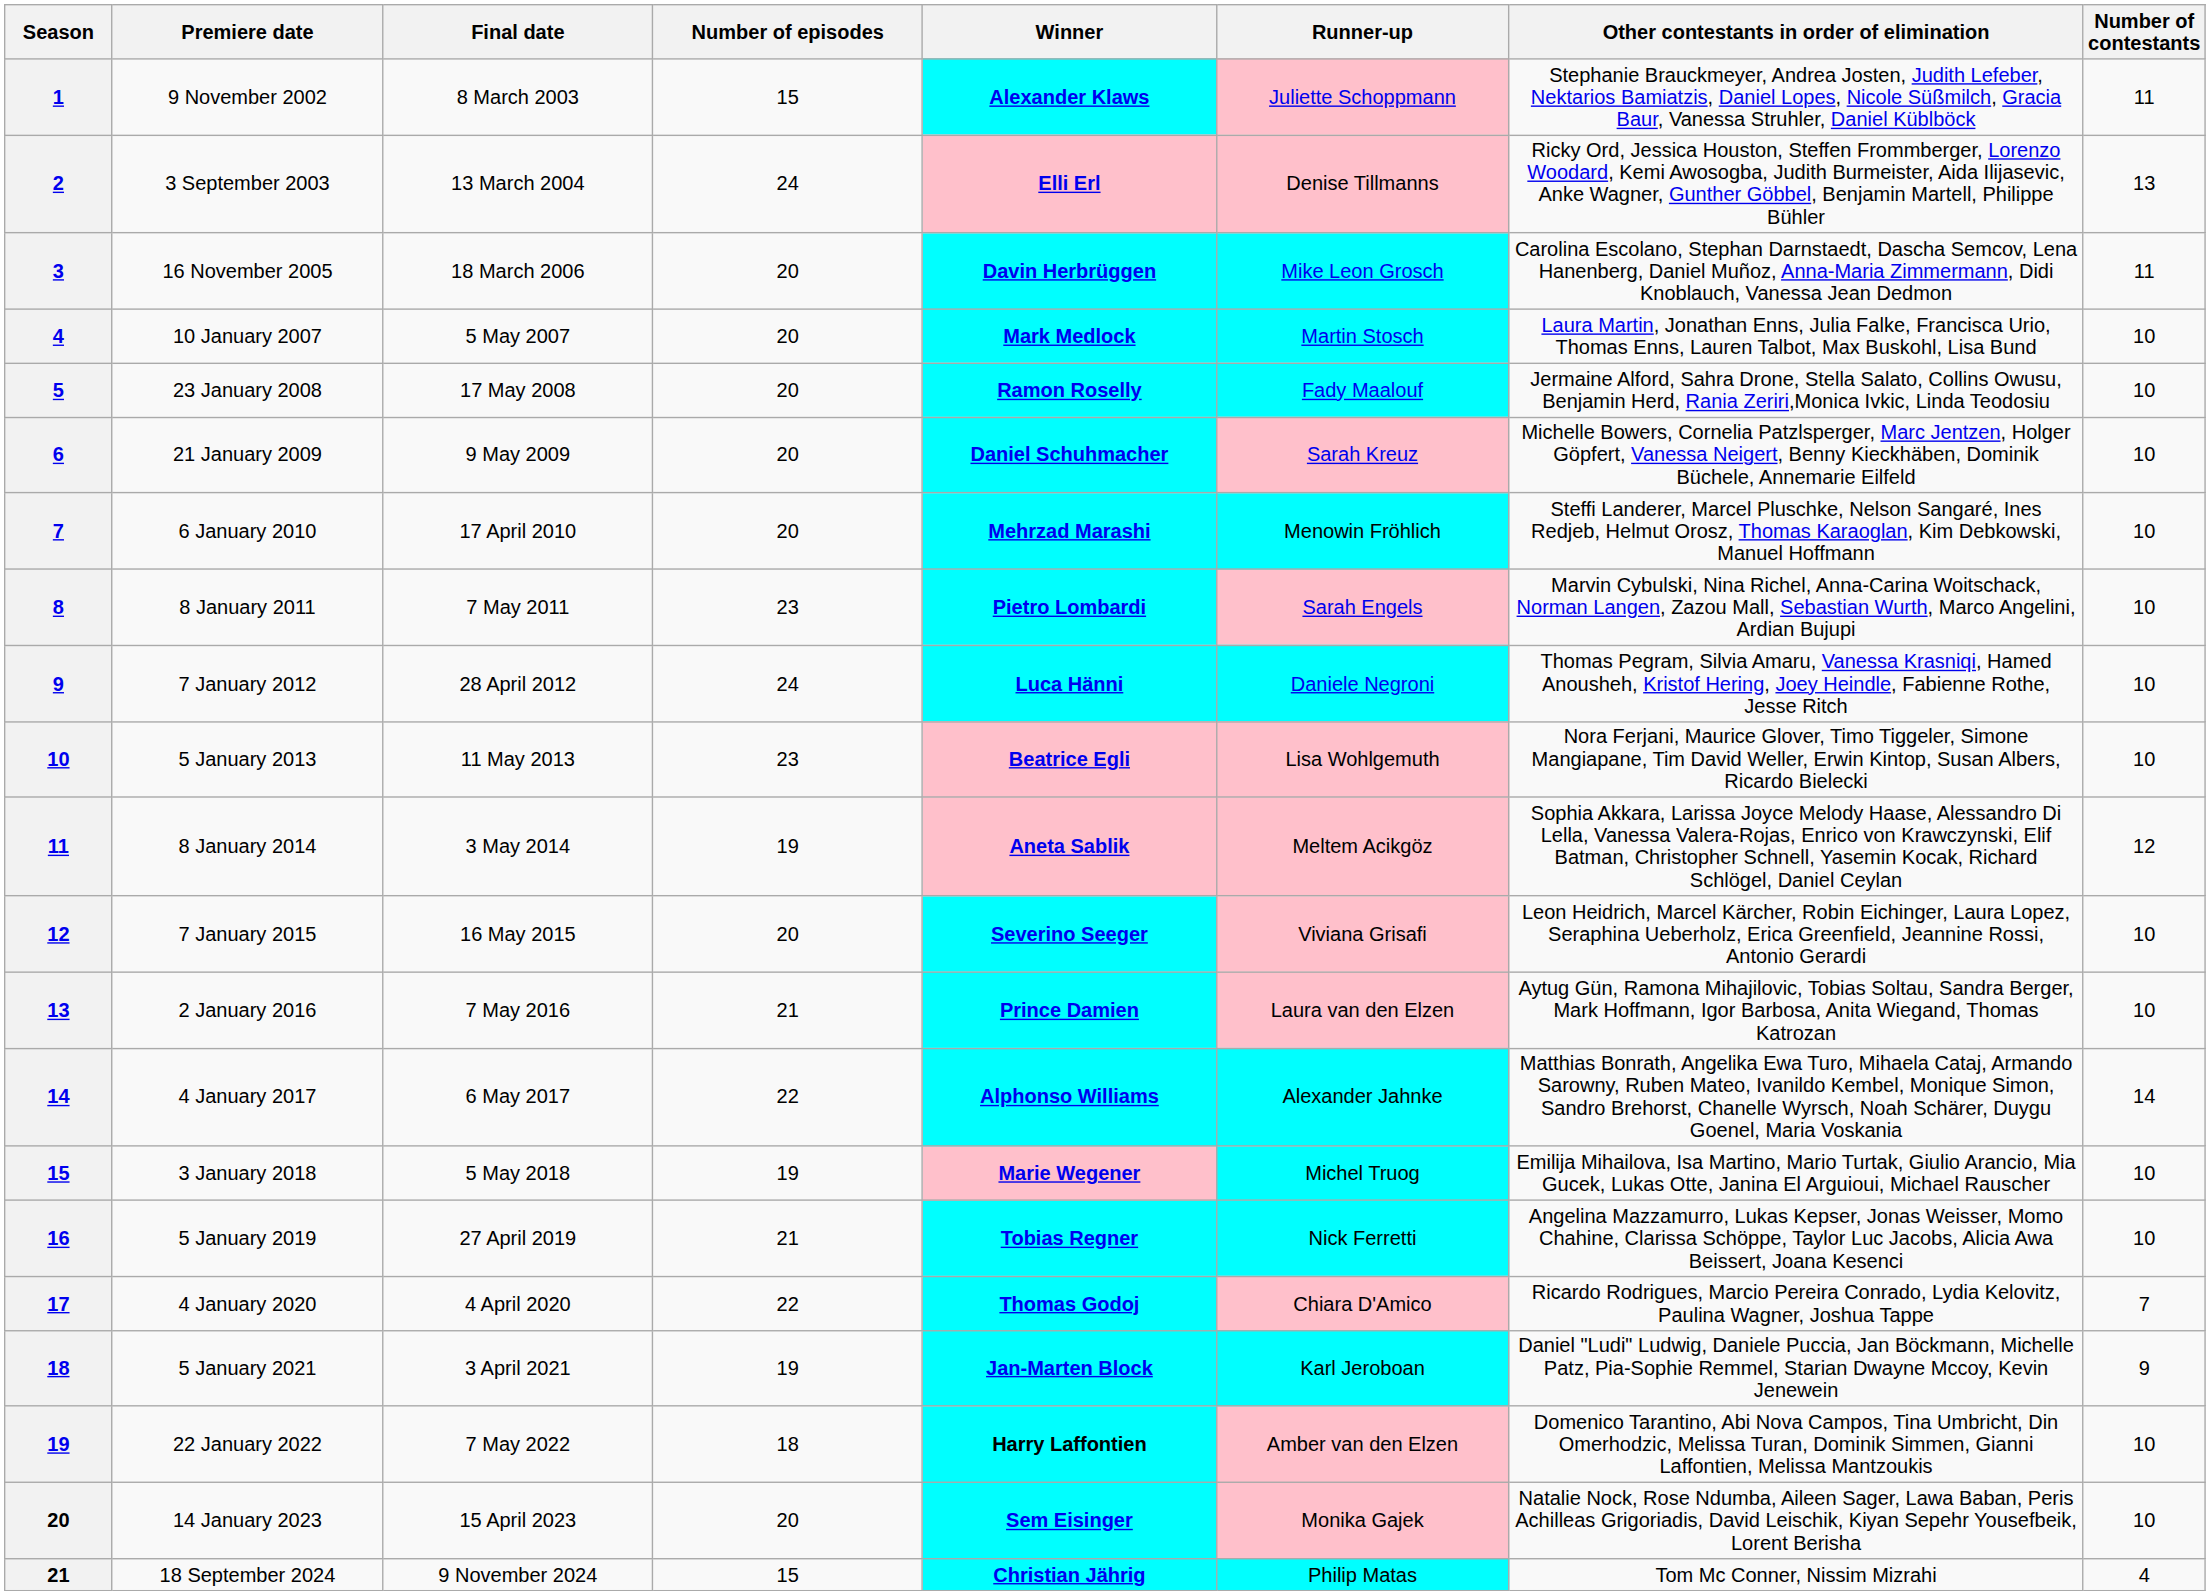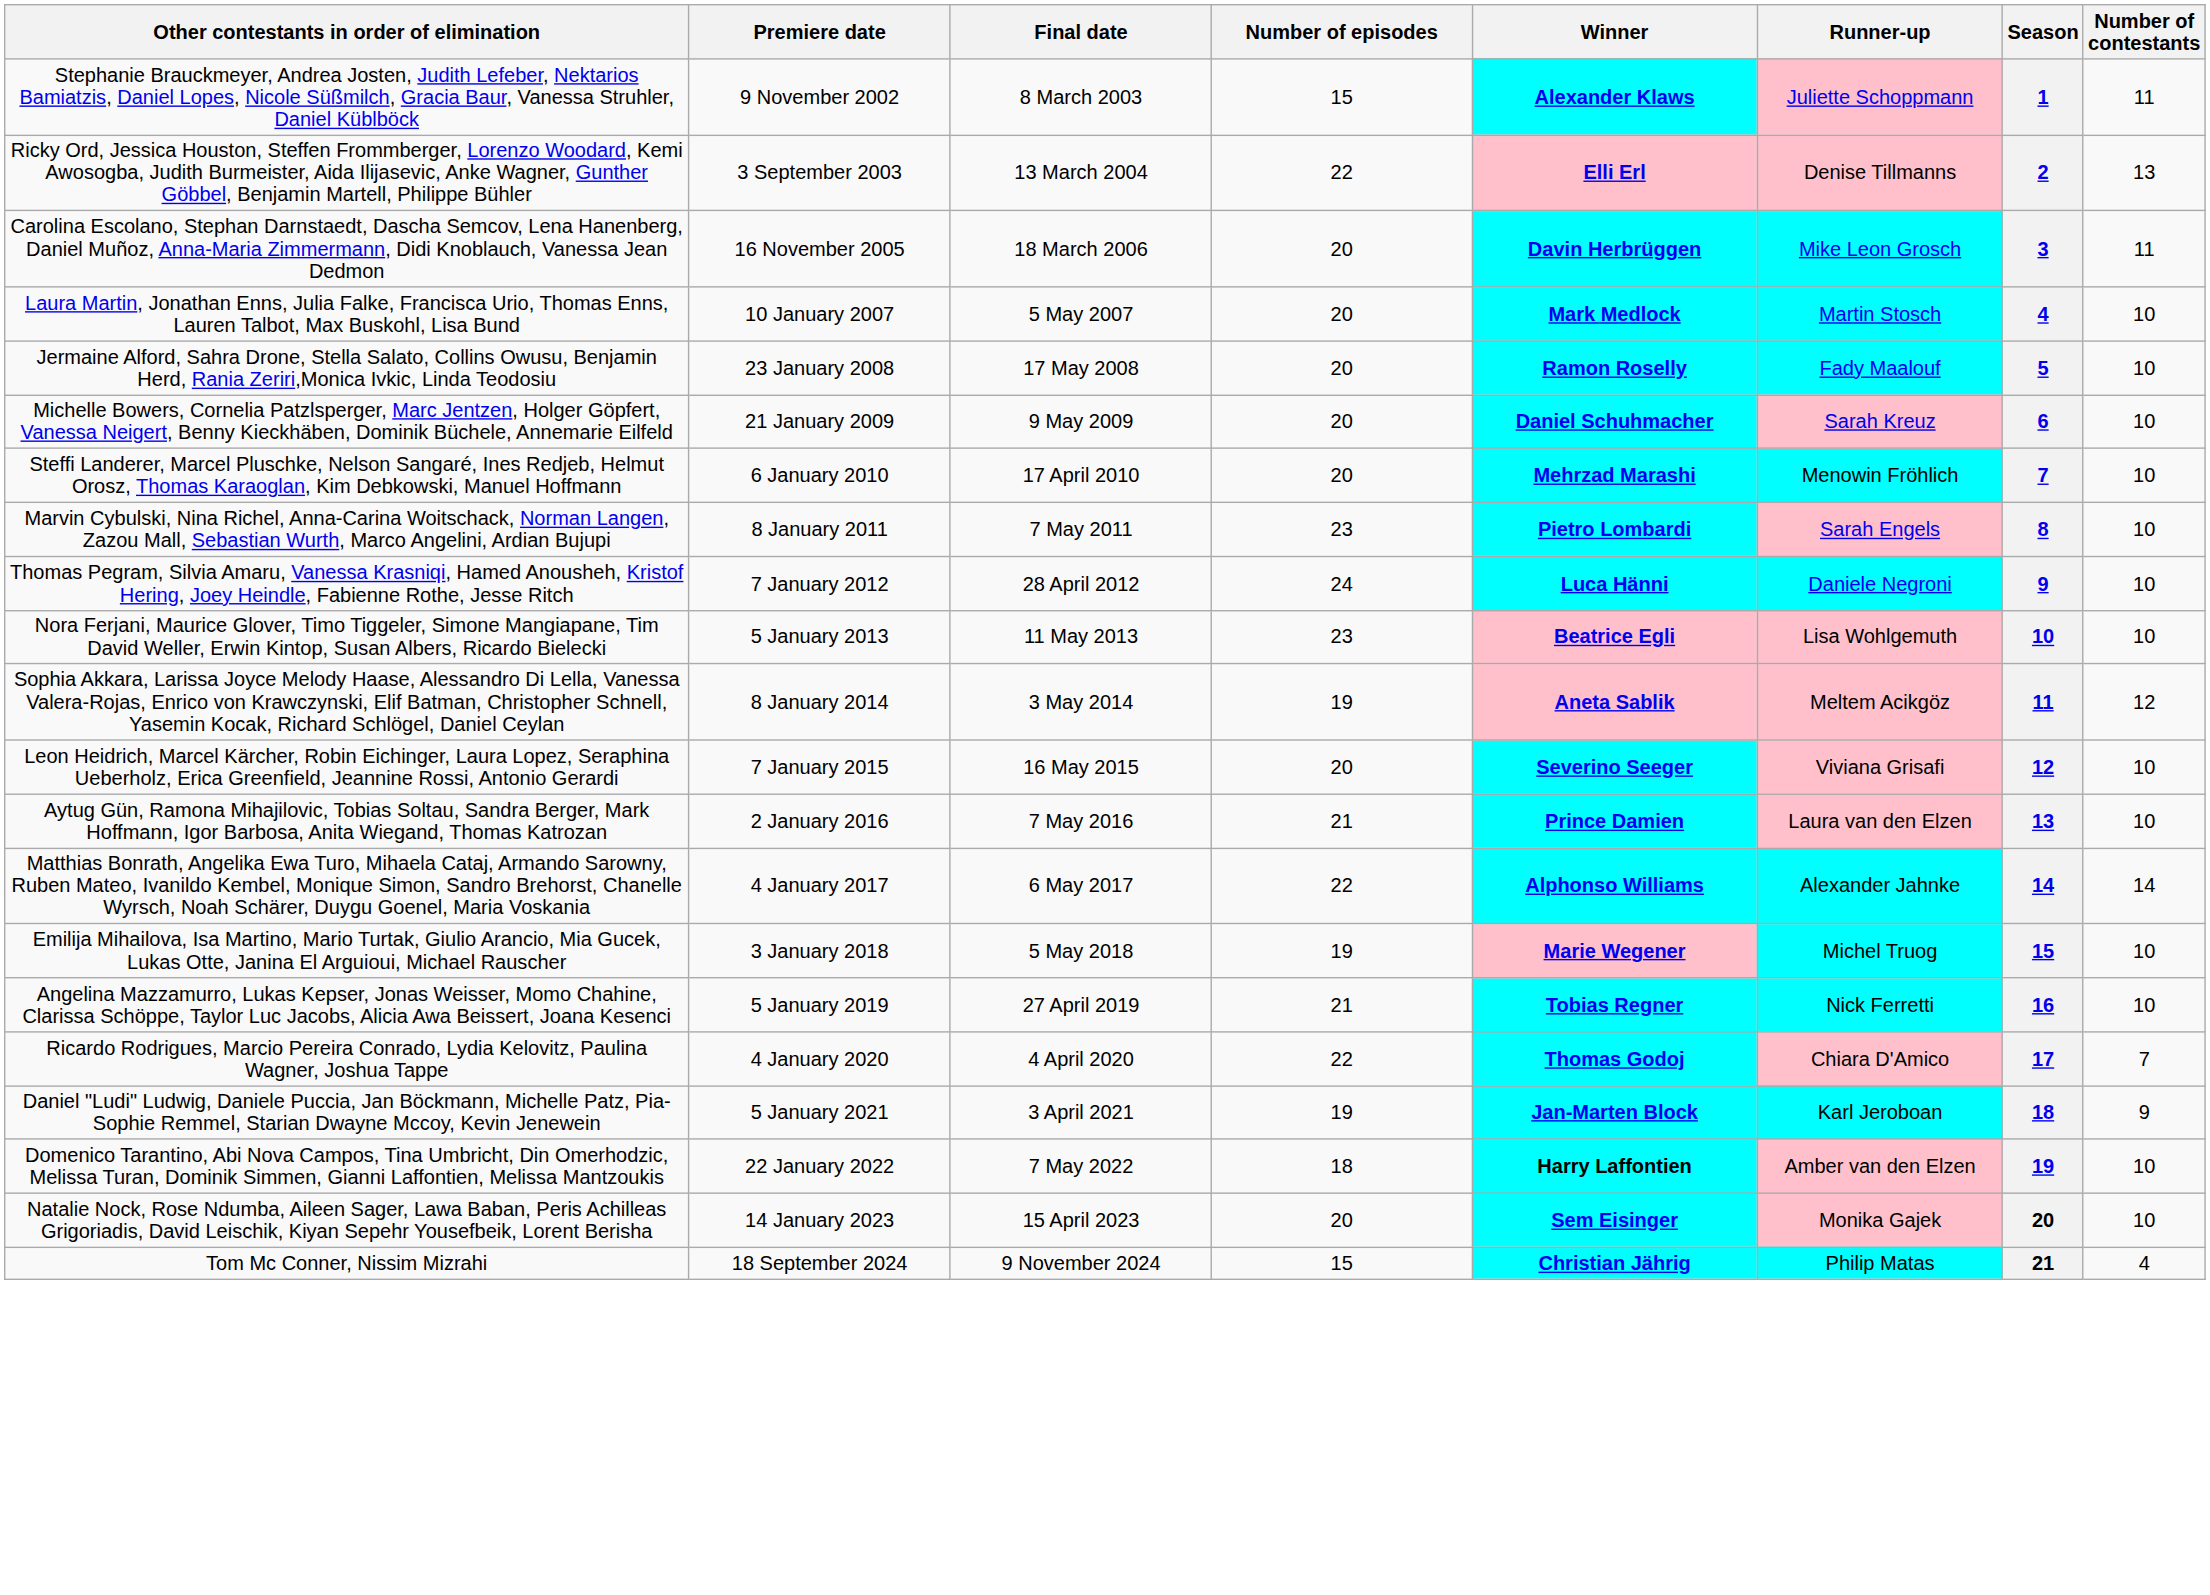columns swapped: (58, 32) <-> (1796, 32)
(788, 184) 24 -> (1342, 173) 22
